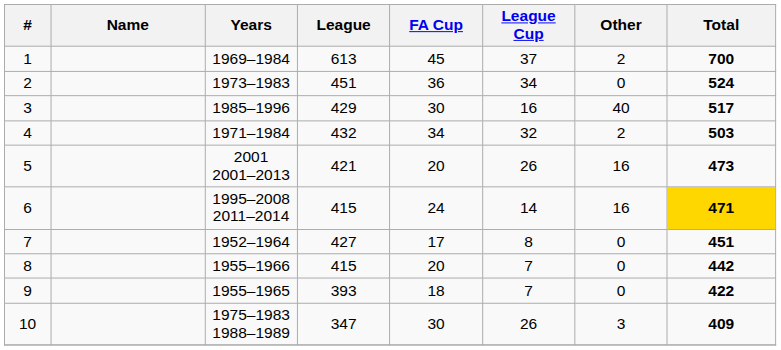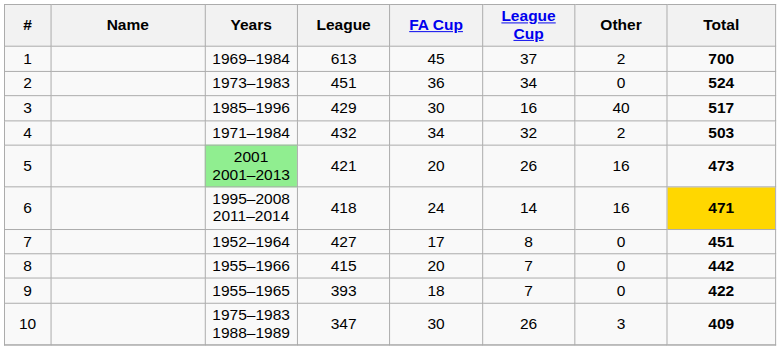(251, 166) no background -> (251, 166) lightgreen background
(344, 208) 415 -> (344, 208) 418
